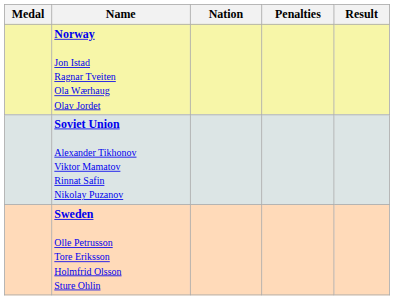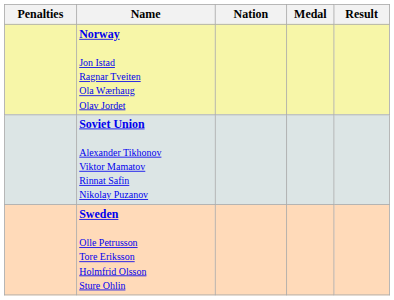columns swapped: (28, 14) <-> (298, 14)
